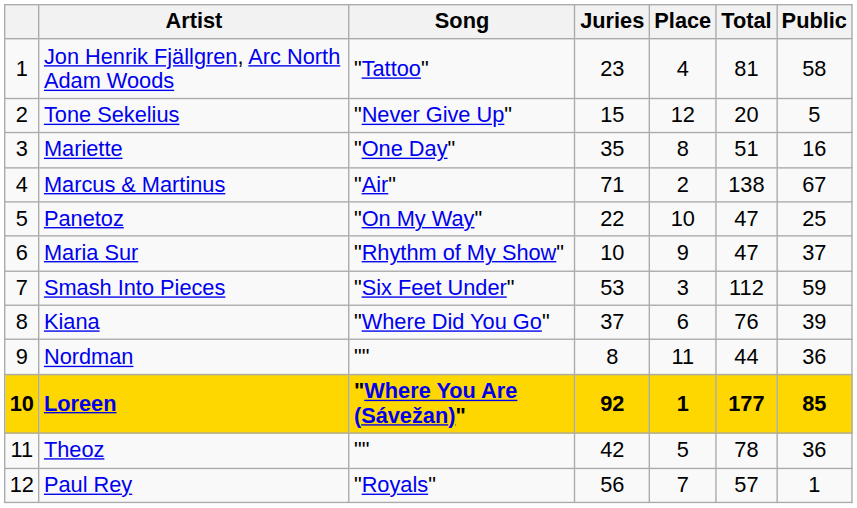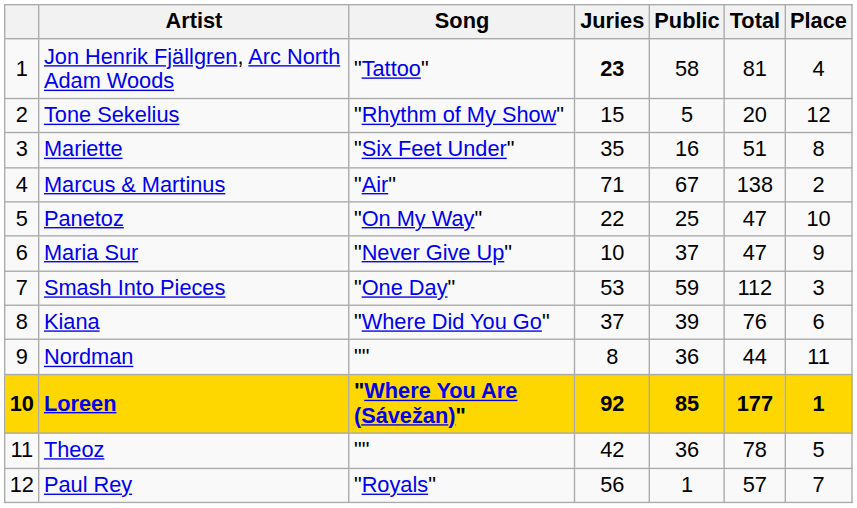columns swapped: (814, 21) <-> (683, 21)
(612, 68) normal -> (612, 68) bold
(433, 115) "Never Give Up" -> (459, 115) "Rhythm of My Show"
(405, 149) "One Day" -> (434, 149) "Six Feet Under"
(459, 253) "Rhythm of My Show" -> (433, 253) "Never Give Up"
(434, 287) "Six Feet Under" -> (405, 287) "One Day"
